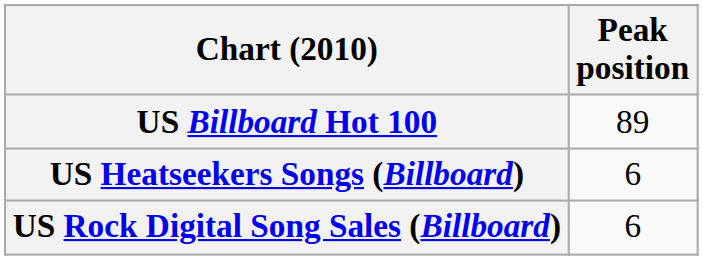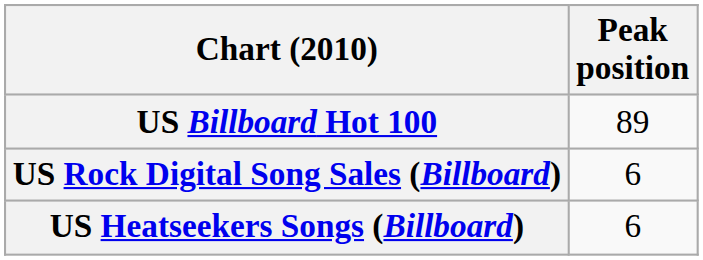rows swapped: (287, 173) <-> (287, 226)
